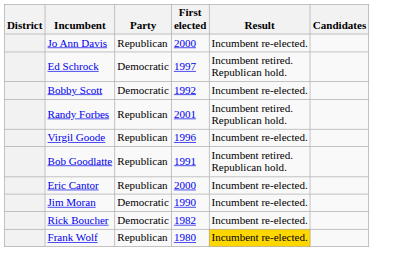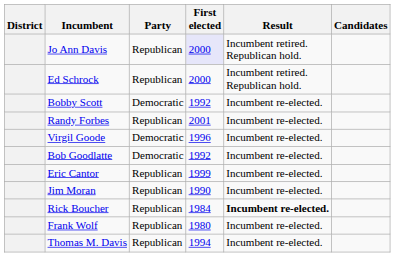(185, 43) no background -> (200, 49) lavender background
(260, 43) Incumbent re-elected. -> (267, 49) Incumbent retired. Republican hold.
(143, 66) Democratic -> (157, 79) Republican
(185, 66) 1997 -> (200, 79) 2000
(252, 114) Incumbent retired. Republican hold. -> (274, 120) Incumbent re-elected.
(142, 138) Republican -> (158, 138) Democratic
(142, 161) Republican -> (158, 155) Democratic
(185, 161) 1991 -> (200, 155) 1992
(252, 161) Incumbent retired. Republican hold. -> (274, 155) Incumbent re-elected.
(185, 185) 2000 -> (200, 173) 1999
(143, 203) Democratic -> (157, 190) Republican
(143, 220) Democratic -> (157, 208) Republican
(185, 220) 1982 -> (200, 208) 1984
(260, 220) normal -> (278, 208) bold
(260, 238) gold background -> (274, 225) no background
+ row: (87, 243)
